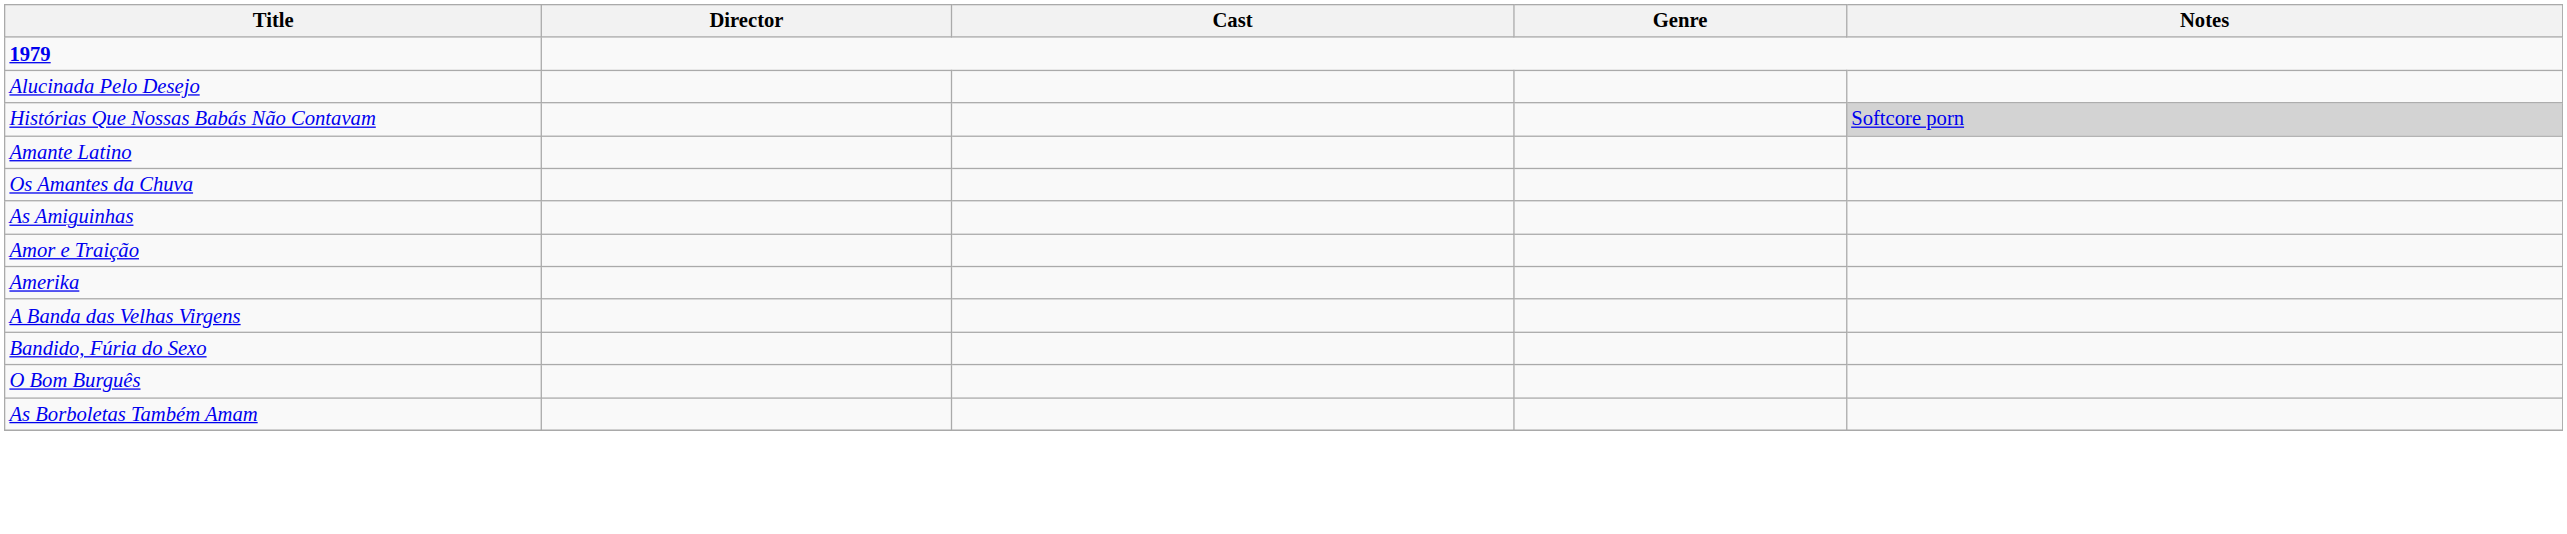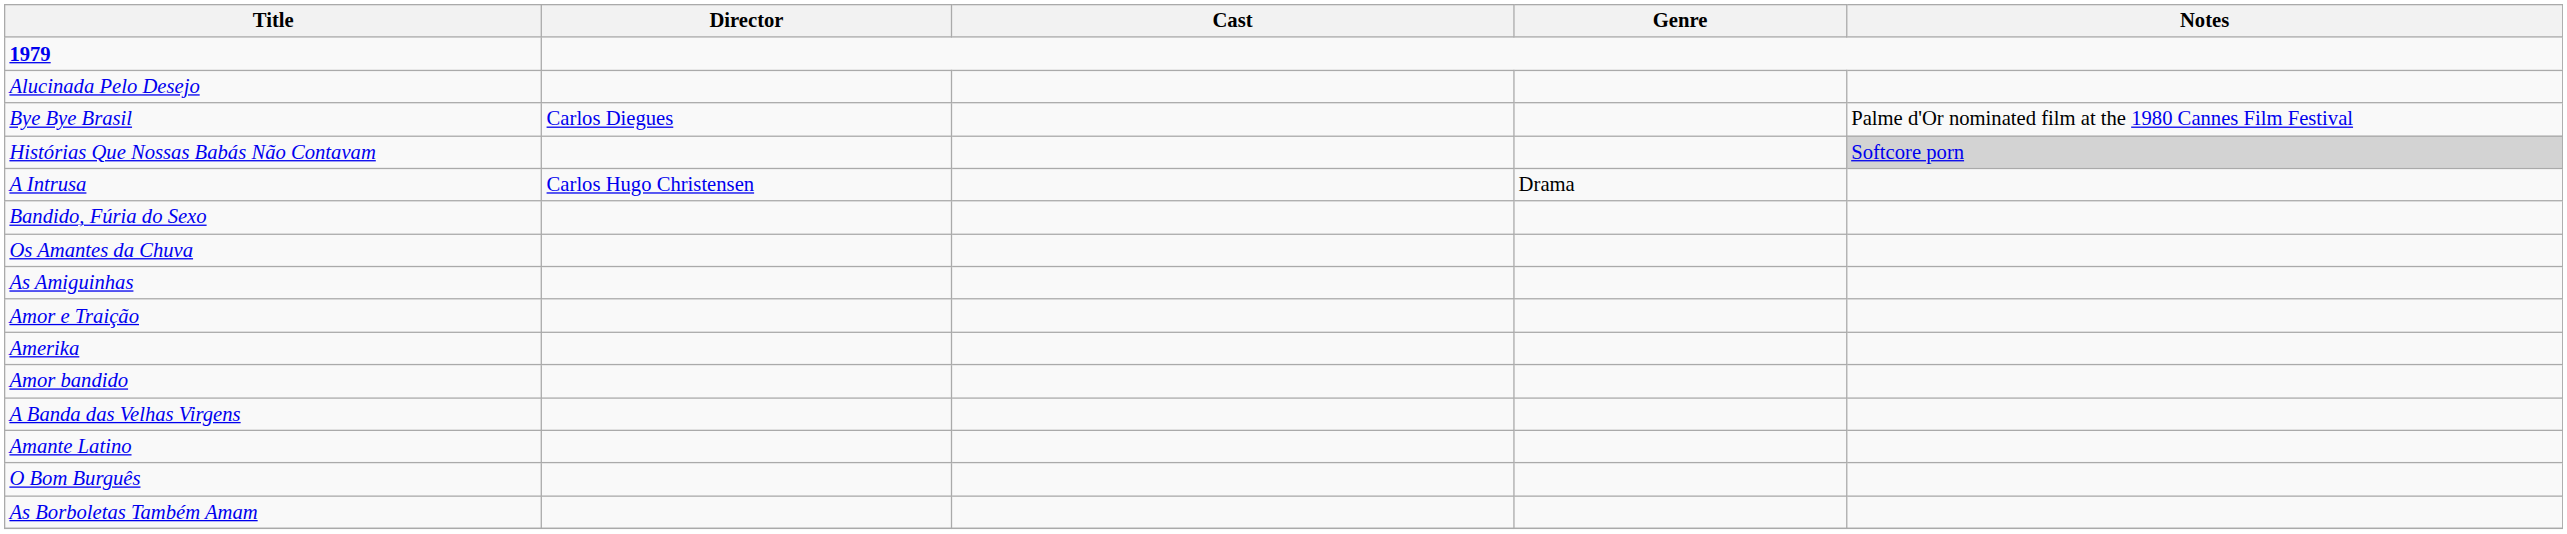+ row: (71, 119)
+ row: (48, 184)
rows swapped: (70, 151) <-> (108, 348)
+ row: (69, 380)
